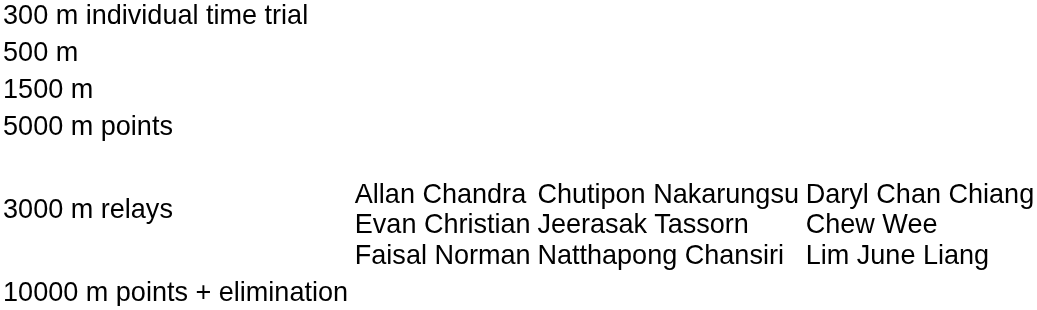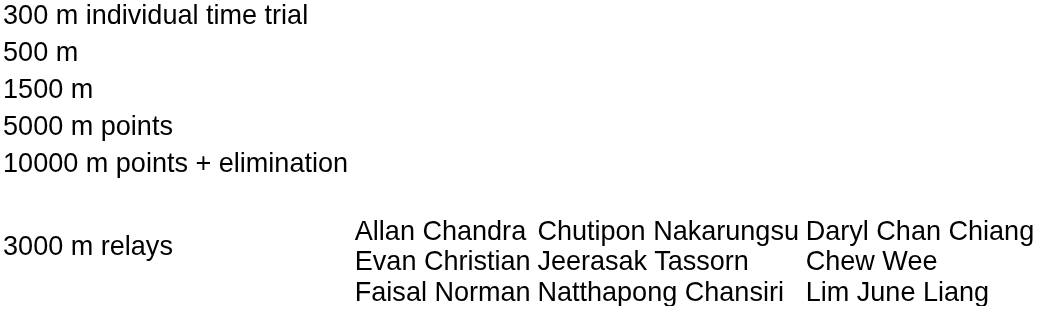rows swapped: (176, 292) <-> (88, 209)
